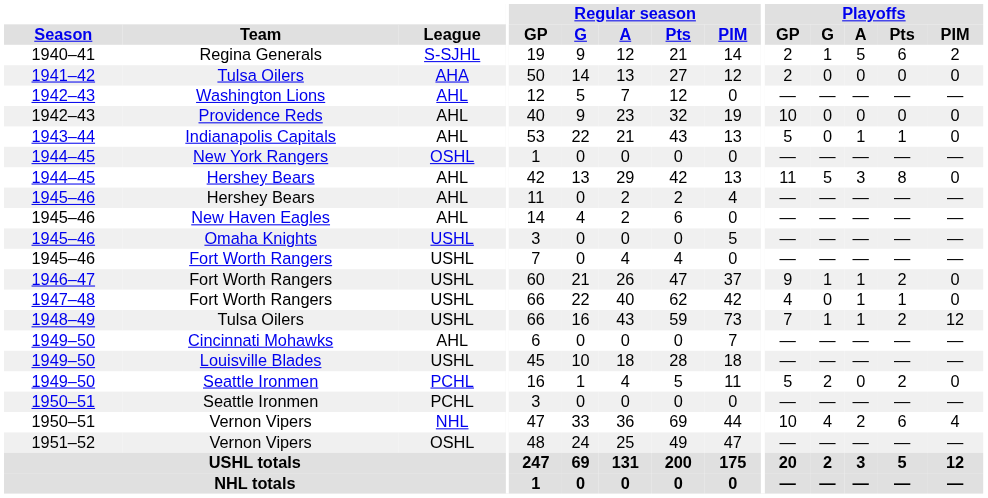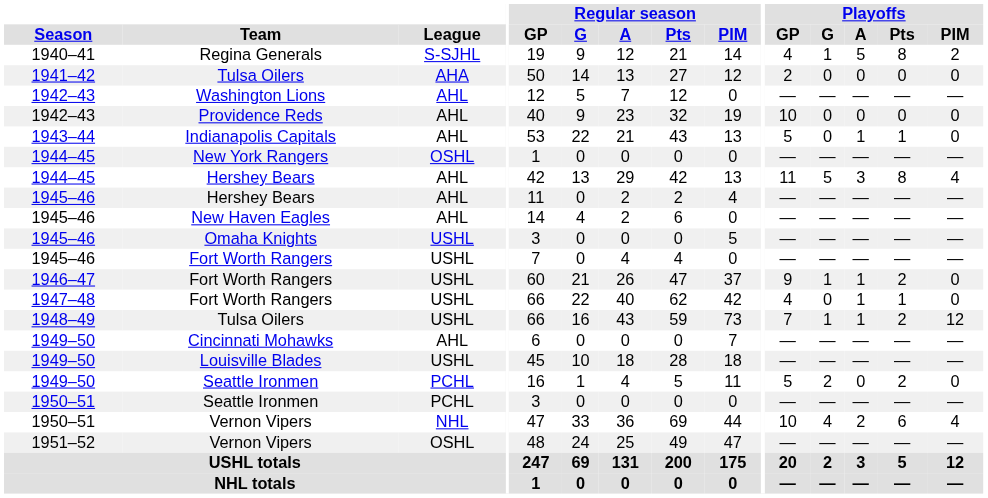(788, 54) 2 -> (788, 54) 4
(902, 54) 6 -> (902, 54) 8
(955, 177) 0 -> (955, 177) 4
